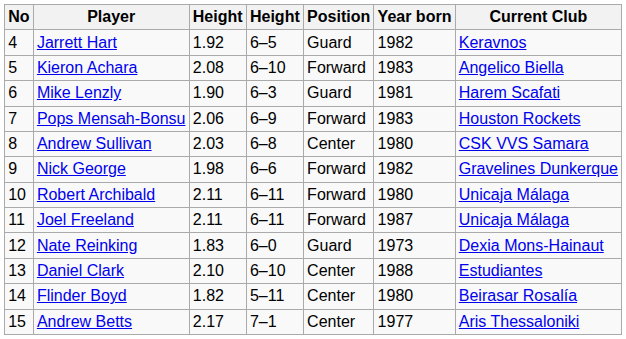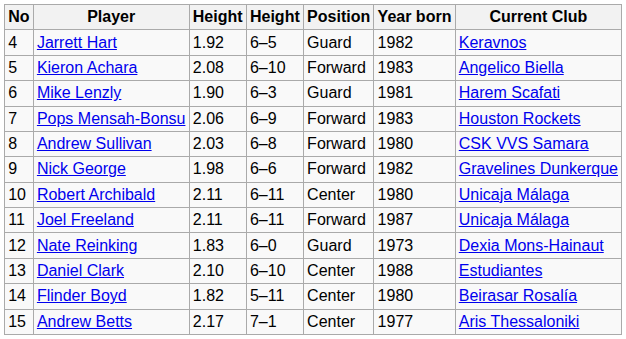(331, 144) Center -> (336, 144) Forward
(336, 194) Forward -> (331, 194) Center
